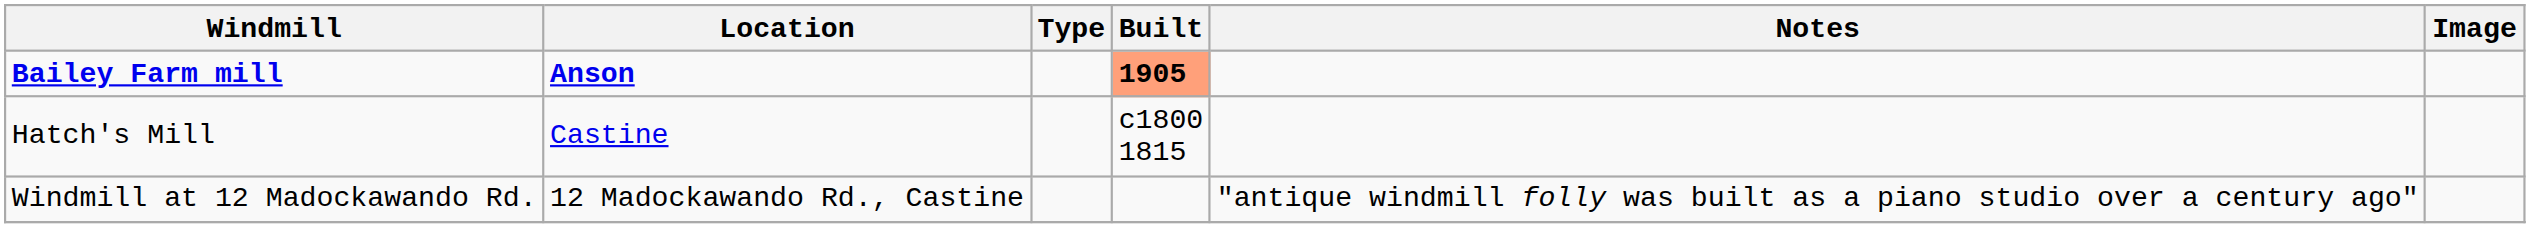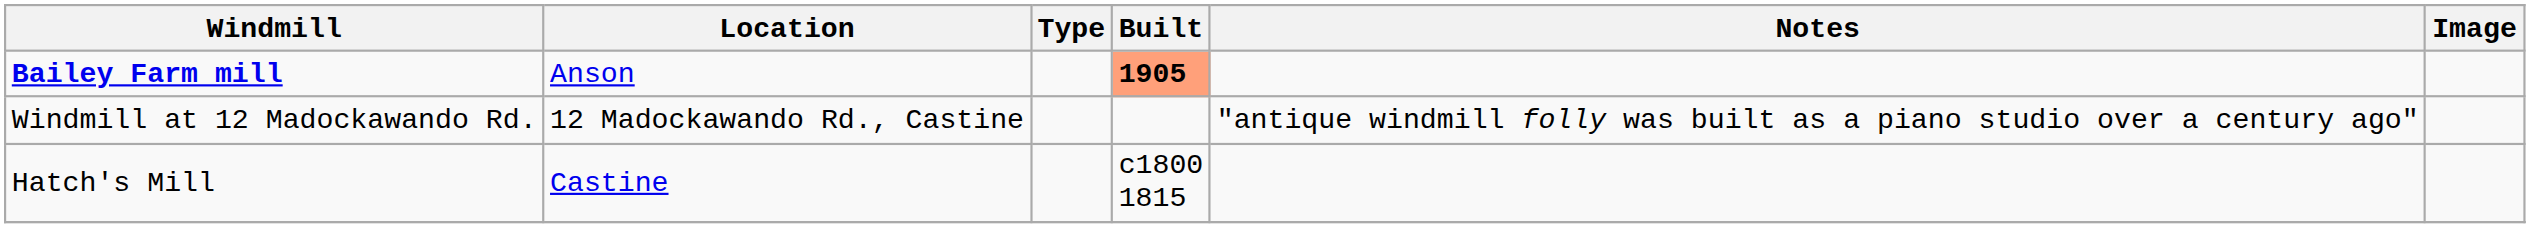(592, 74) bold -> (592, 74) normal
rows swapped: (113, 136) <-> (274, 199)
